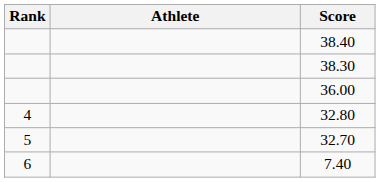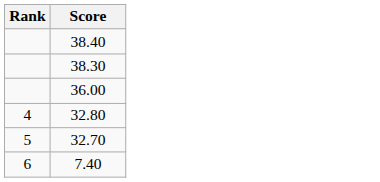- column: (175, 16)
